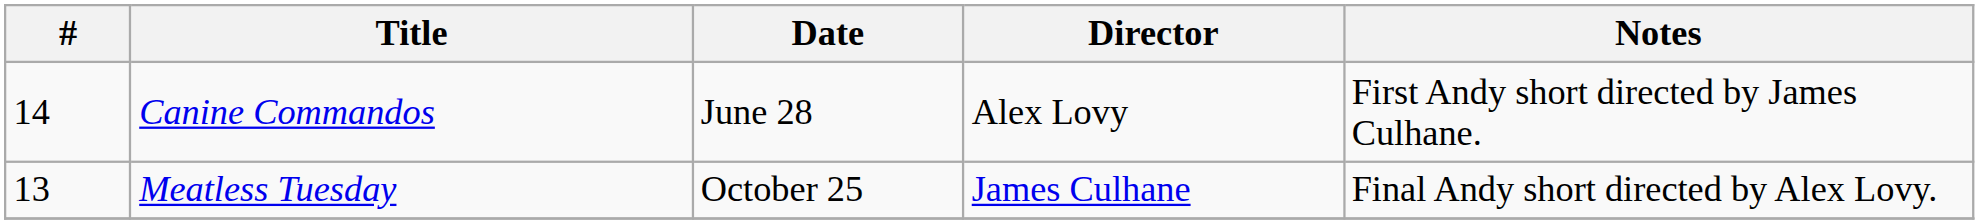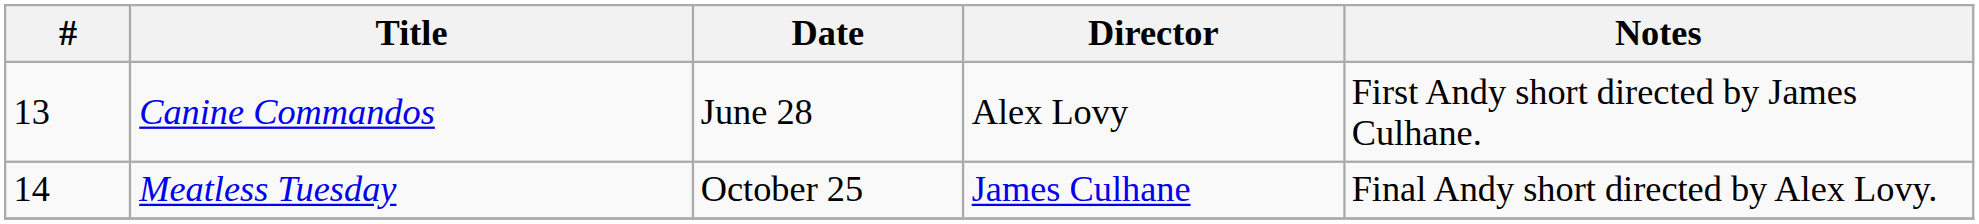(32, 111) 14 -> (32, 111) 13
(32, 189) 13 -> (32, 189) 14
